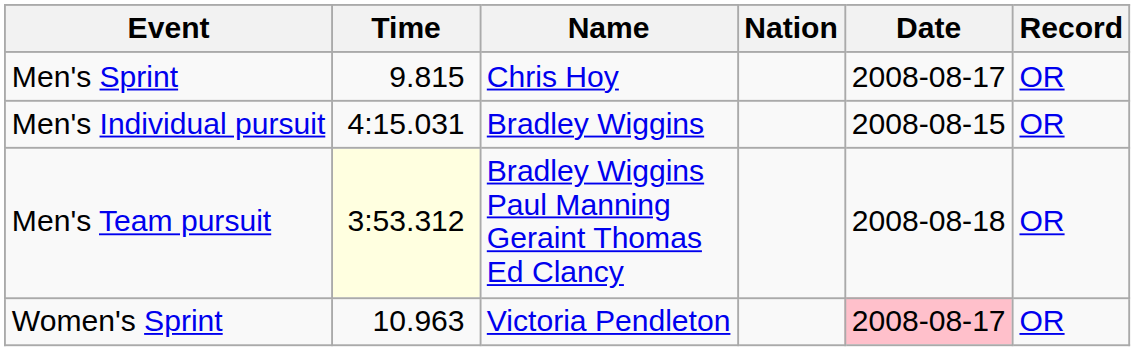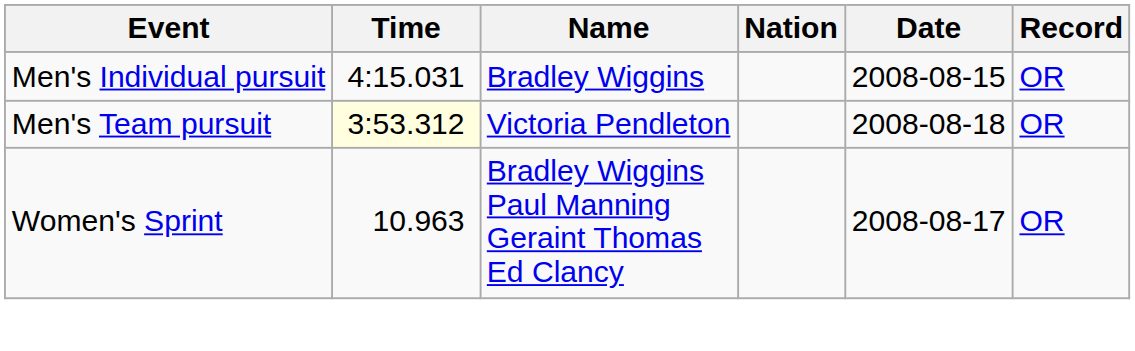- row: (95, 76)
(595, 222) Bradley Wiggins Paul Manning Geraint Thomas Ed Clancy -> (609, 123) Victoria Pendleton
(609, 320) Victoria Pendleton -> (595, 222) Bradley Wiggins Paul Manning Geraint Thomas Ed Clancy
(929, 320) pink background -> (929, 222) no background
